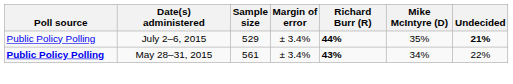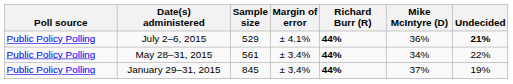(295, 39) ± 3.4% -> (295, 39) ± 4.1%
(419, 39) 35% -> (419, 39) 36%
(55, 54) bold -> (51, 54) normal
(332, 54) 43% -> (332, 54) 44%
+ row: (174, 70)
